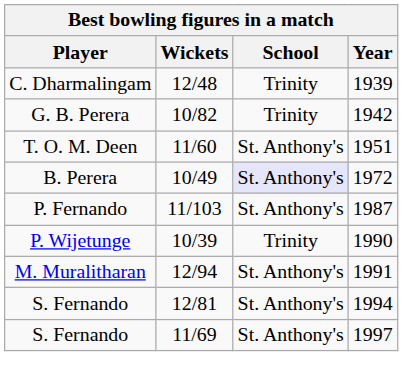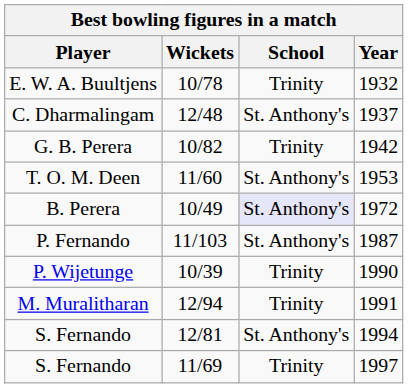+ row: (83, 83)
(291, 83) Trinity -> (296, 114) St. Anthony's
(373, 83) 1939 -> (378, 114) 1937
(373, 146) 1951 -> (378, 177) 1953
(291, 271) St. Anthony's -> (296, 303) Trinity
(291, 334) St. Anthony's -> (296, 366) Trinity
